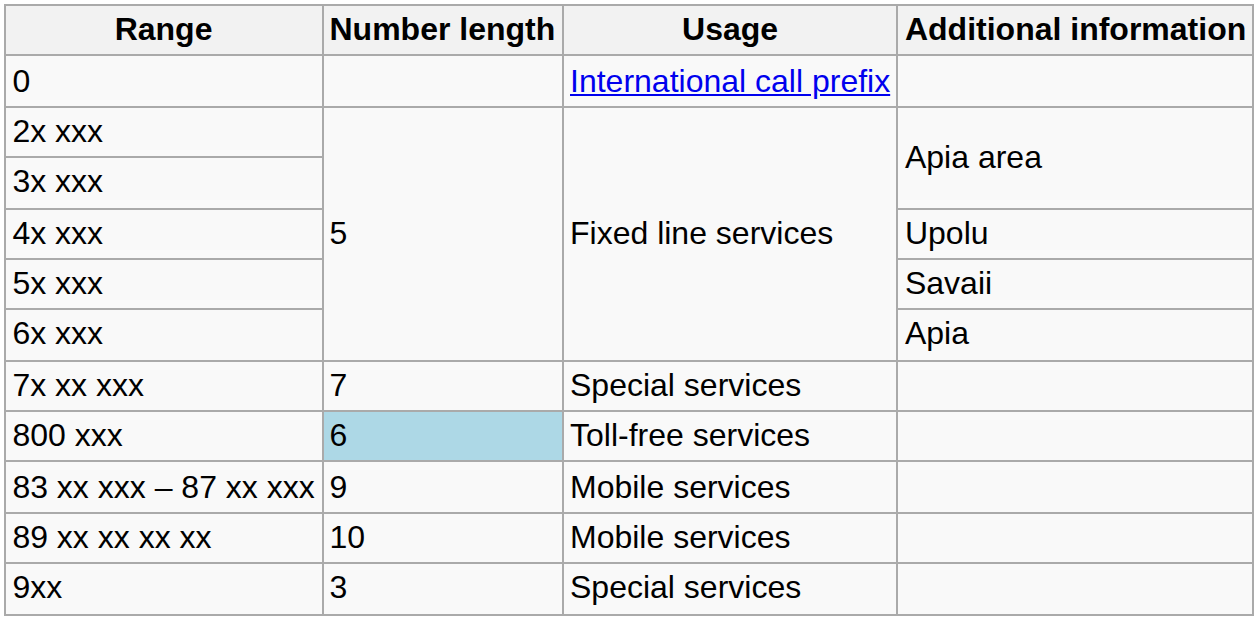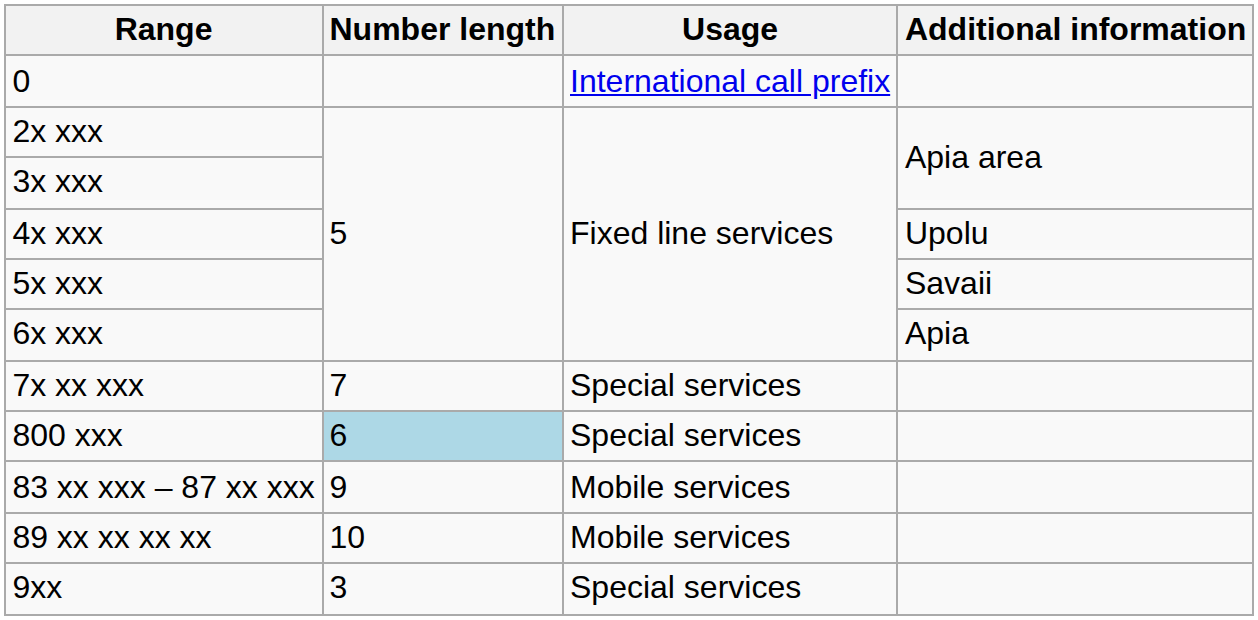(690, 435) Toll-free services -> (686, 435) Special services
